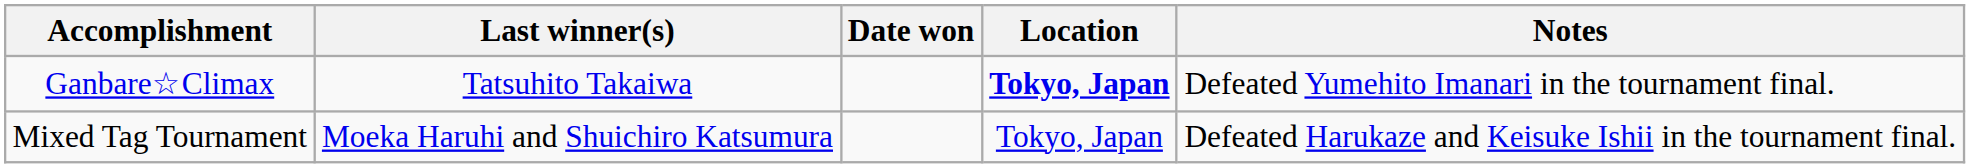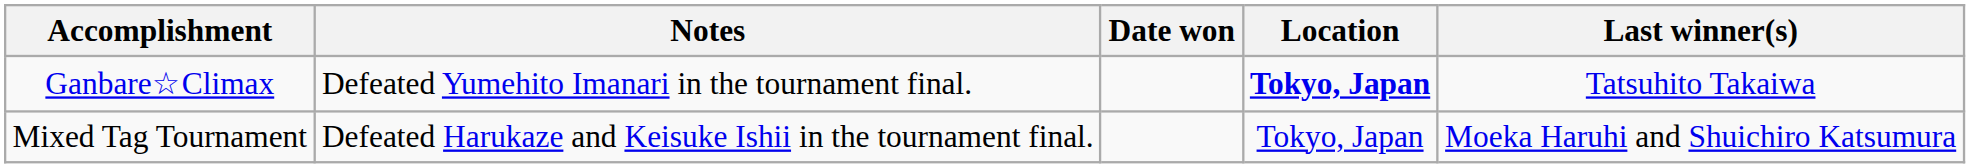columns swapped: (577, 30) <-> (1570, 30)
